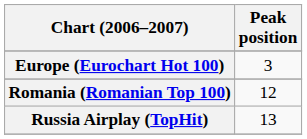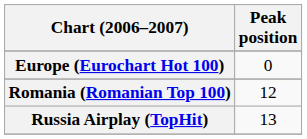(268, 65) 3 -> (268, 65) 0
